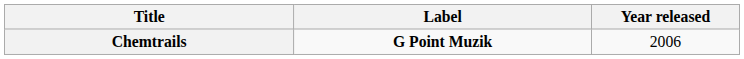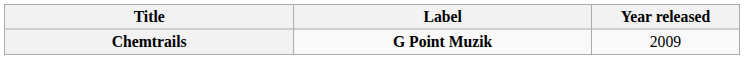(665, 41) 2006 -> (665, 41) 2009
